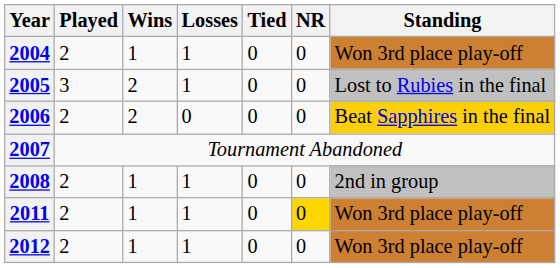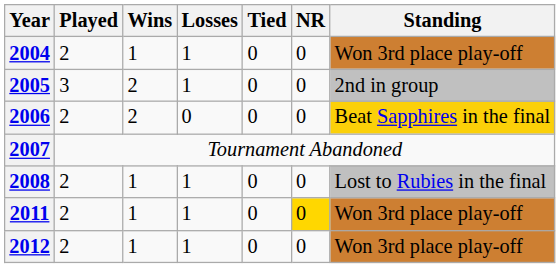(440, 85) Lost to Rubies in the final -> (387, 85) 2nd in group
(387, 181) 2nd in group -> (440, 181) Lost to Rubies in the final
